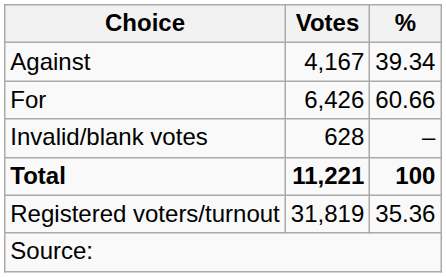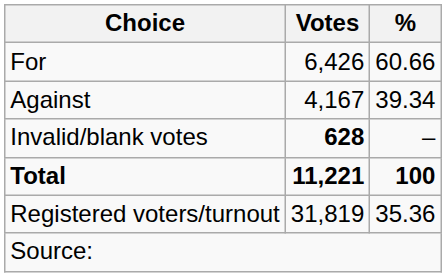rows swapped: (28, 99) <-> (50, 61)
(344, 137) normal -> (344, 137) bold
